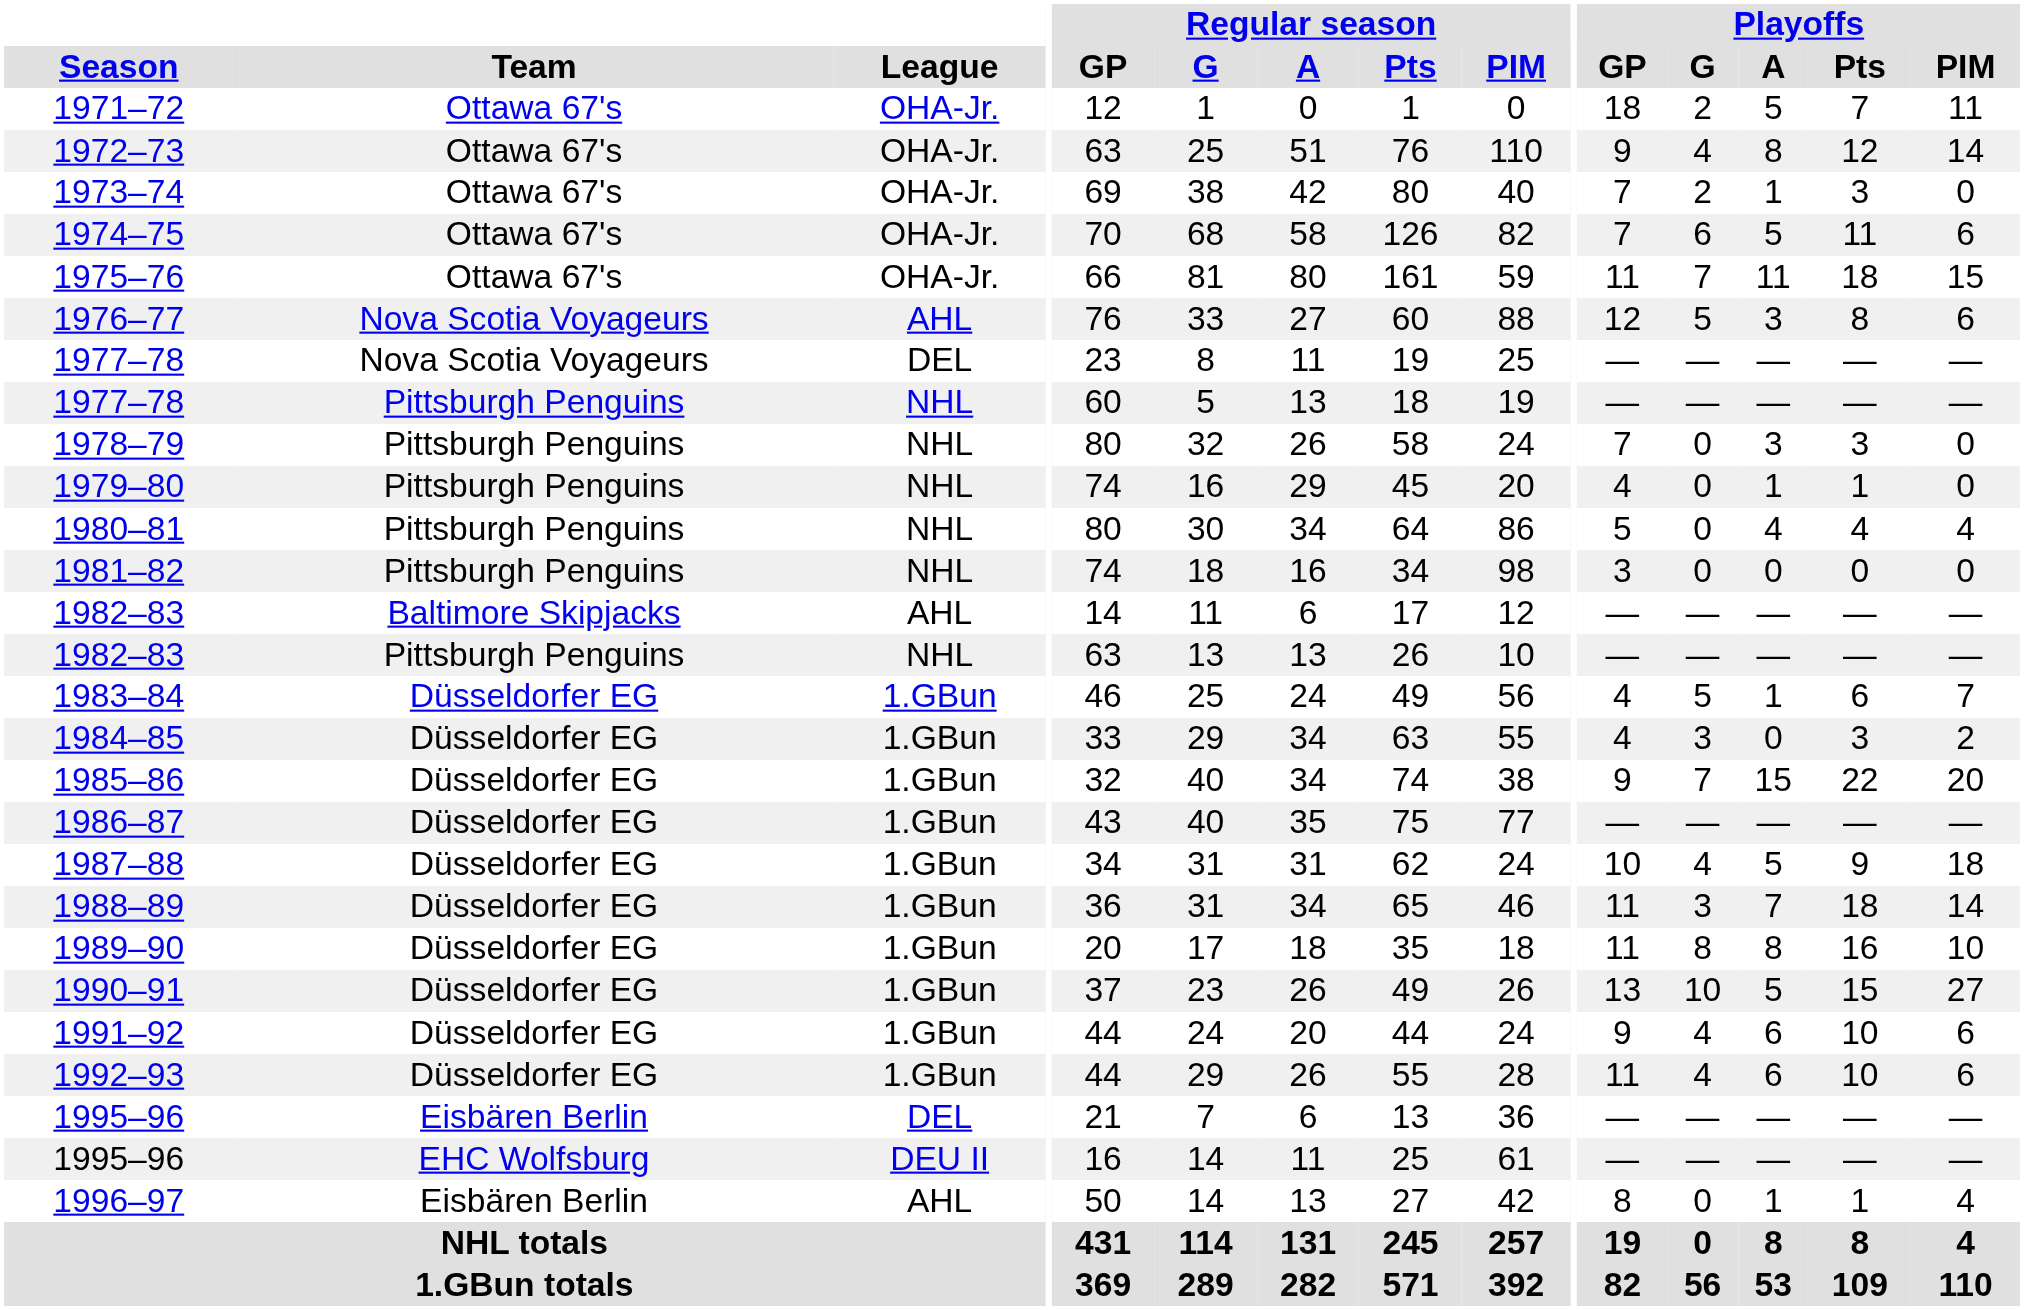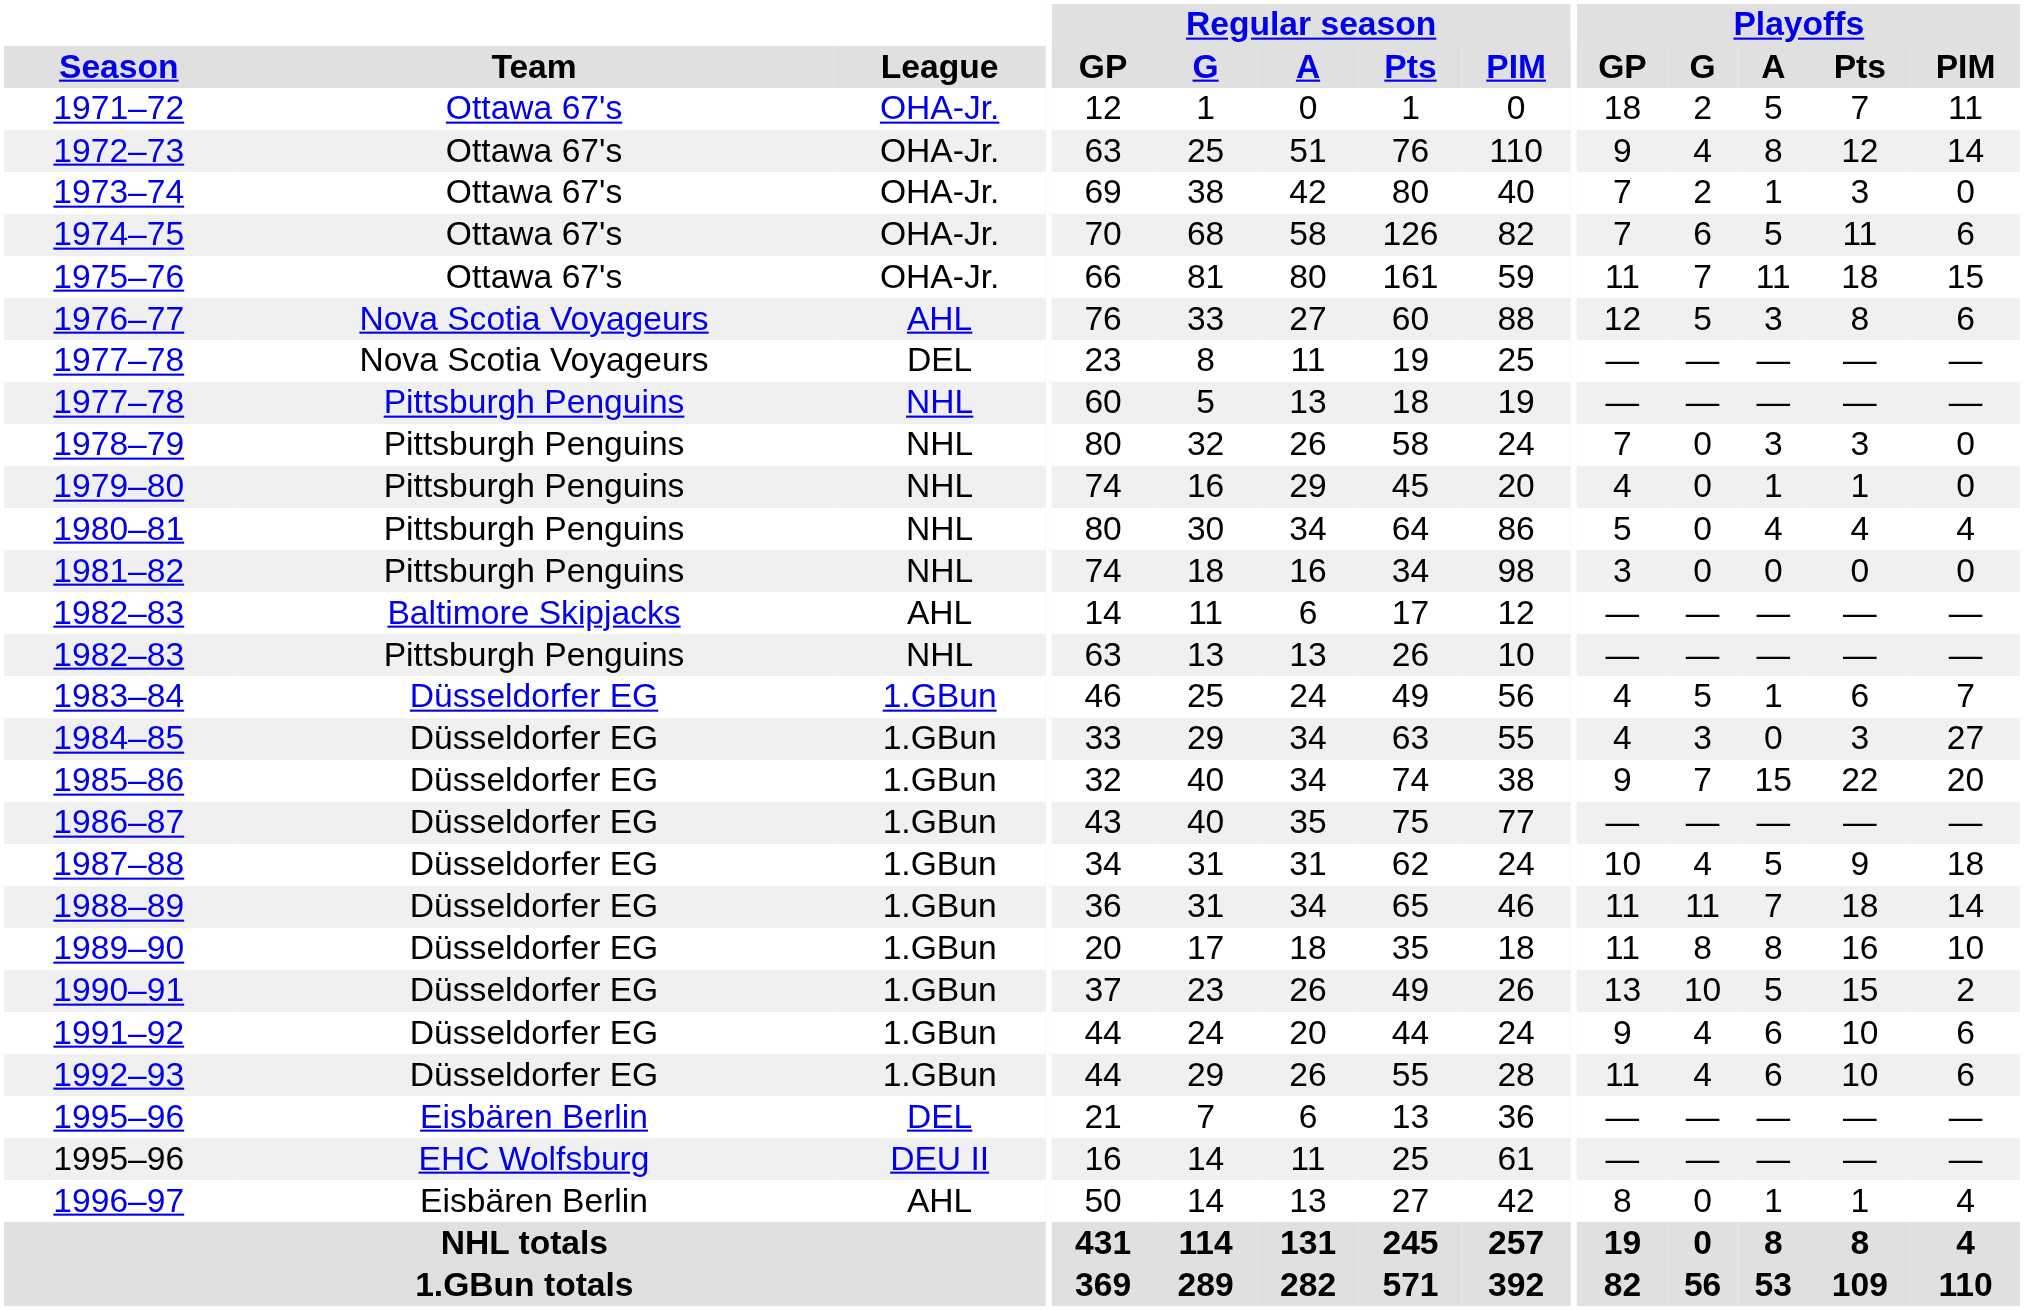(1966, 738) 2 -> (1966, 738) 27
(1703, 906) 3 -> (1703, 906) 11
(1966, 990) 27 -> (1966, 990) 2
